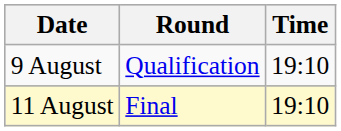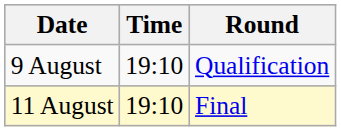columns swapped: (300, 24) <-> (192, 24)
